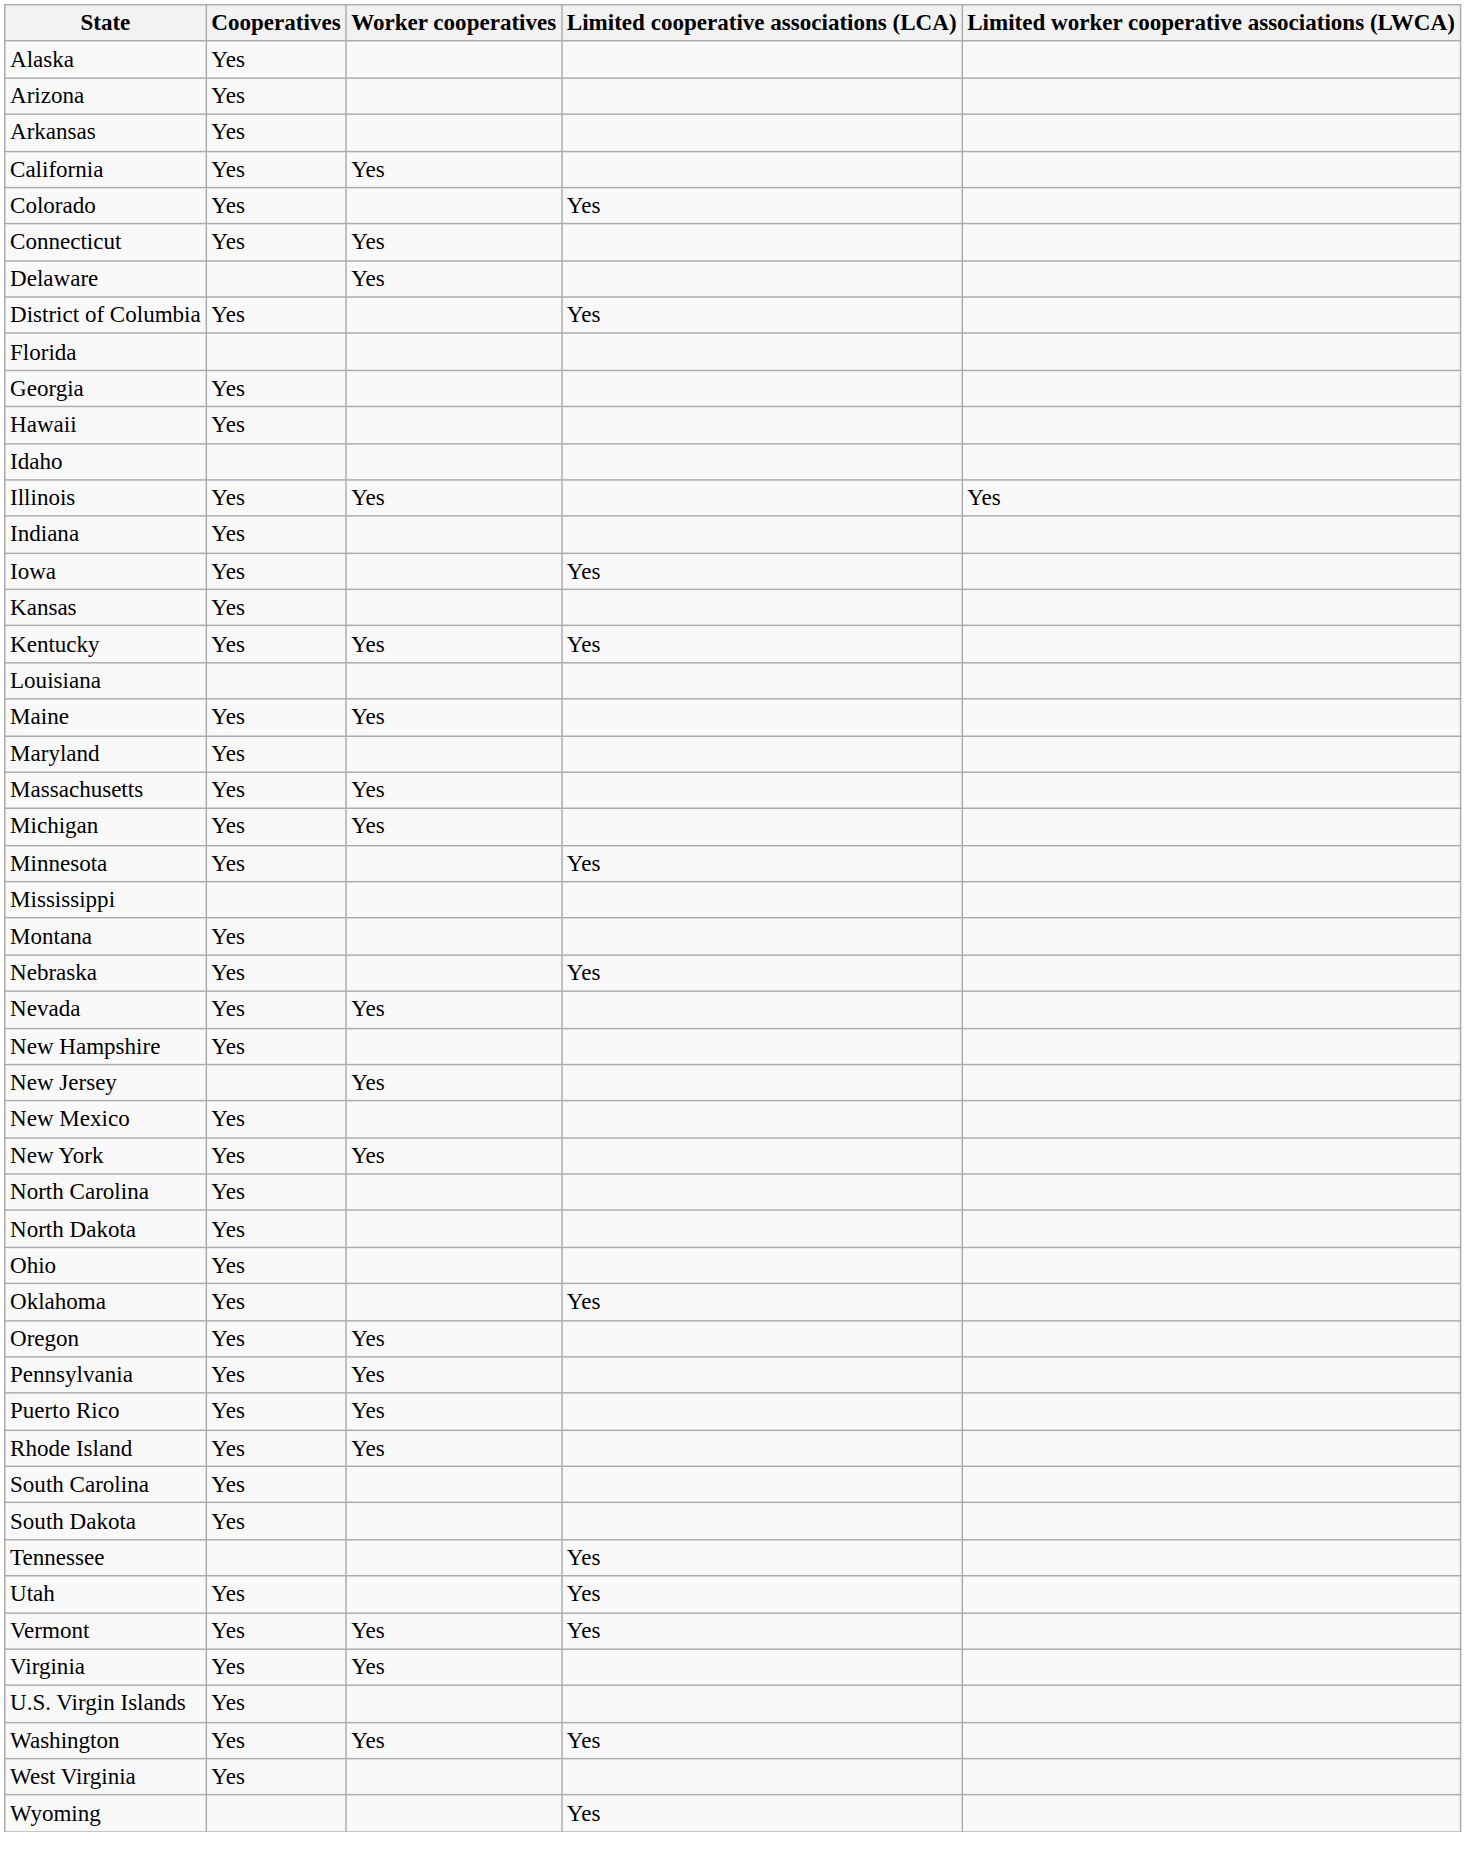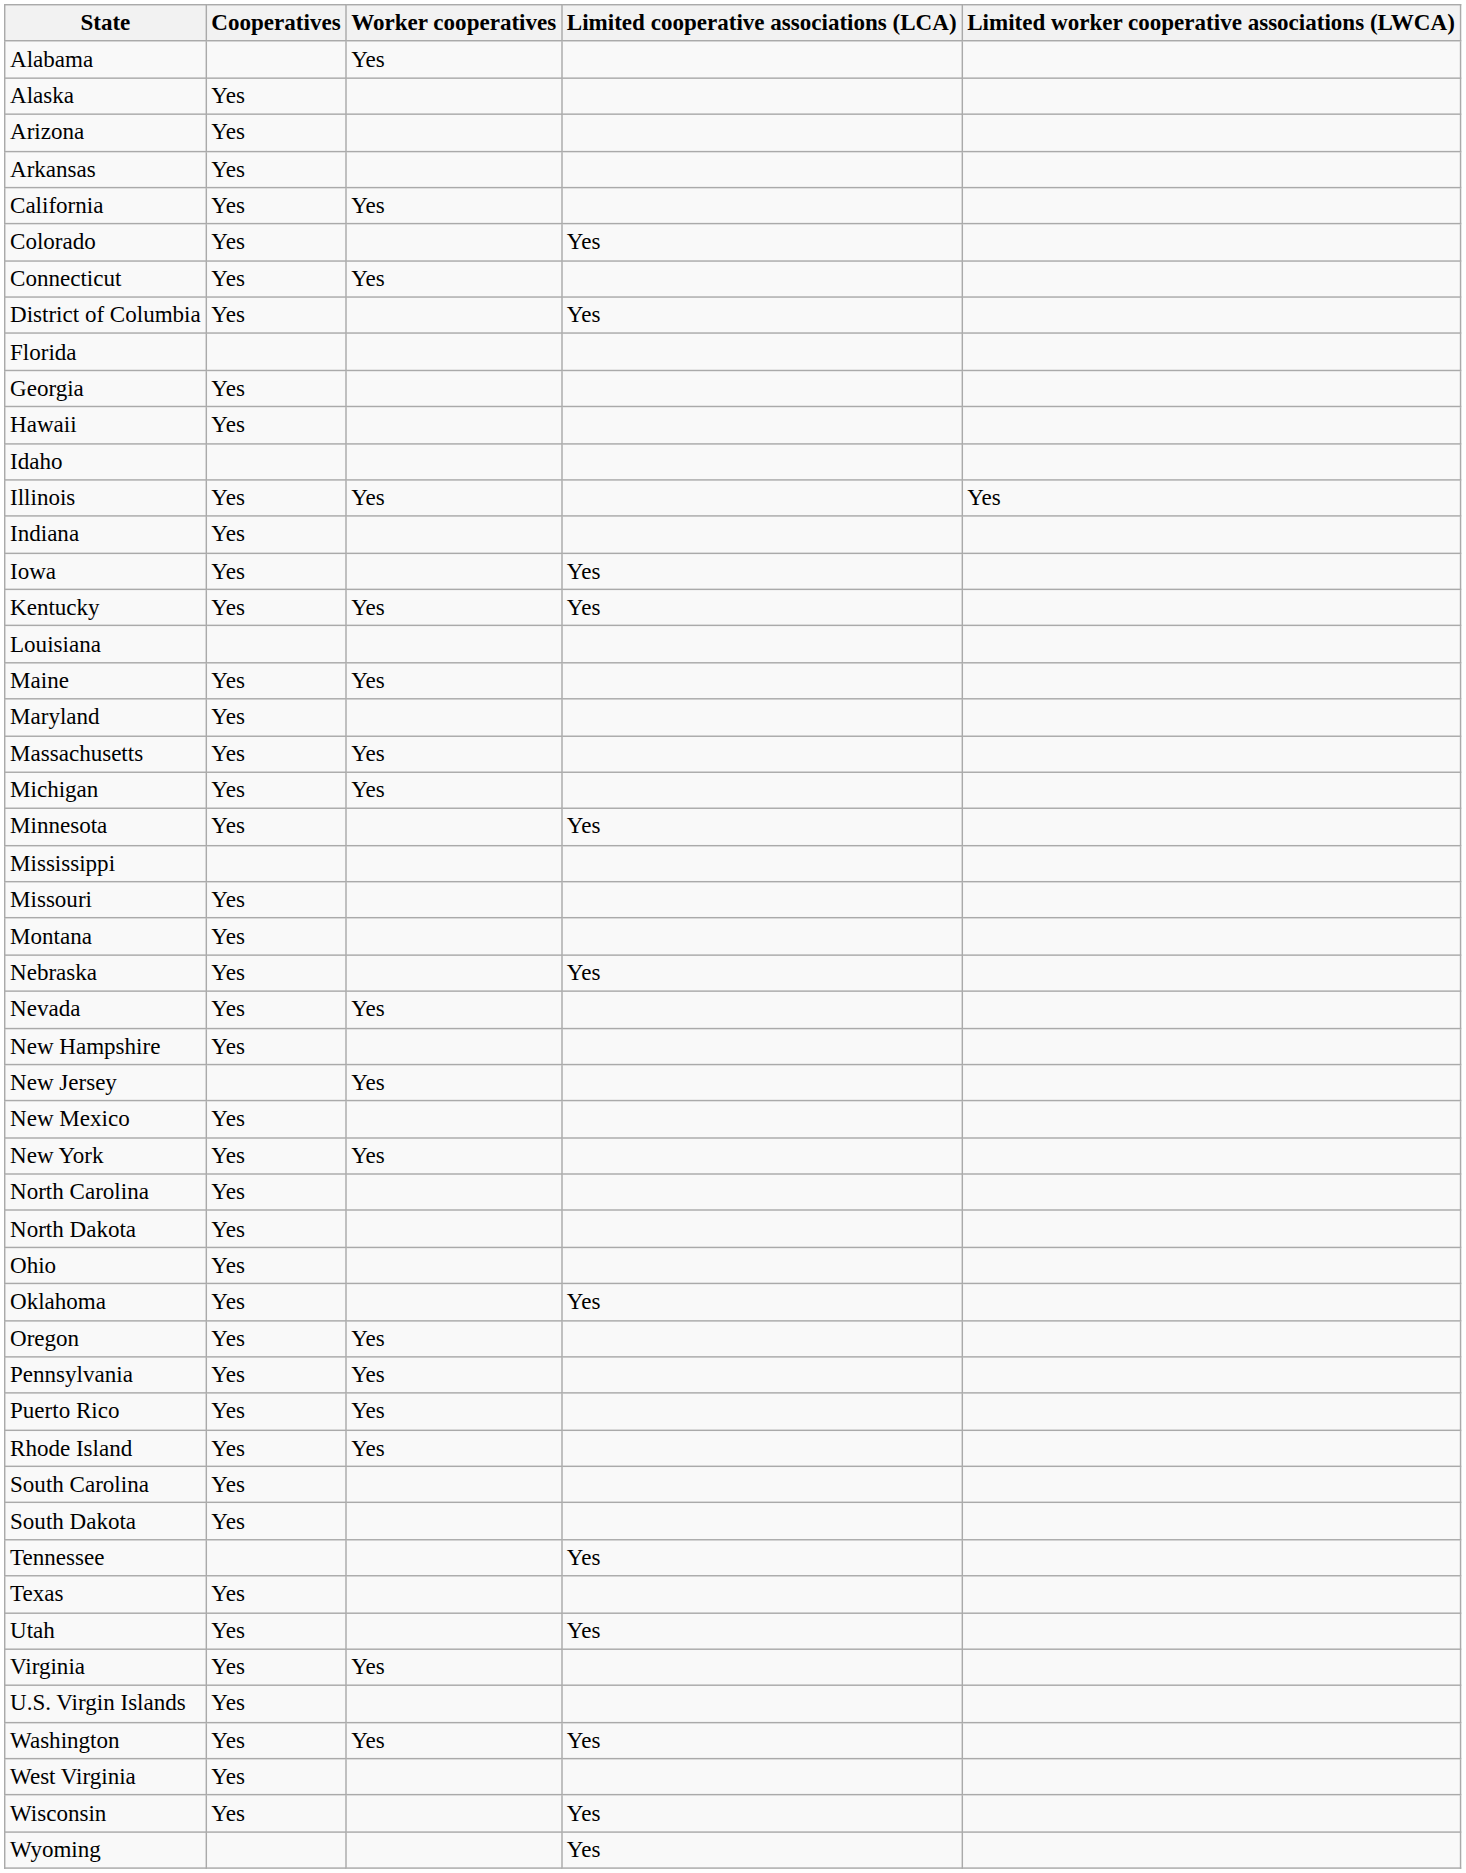+ row: (52, 59)
- row: (54, 278)
- row: (43, 607)
+ row: (51, 899)
+ row: (37, 1593)
- row: (50, 1630)
+ row: (58, 1813)
